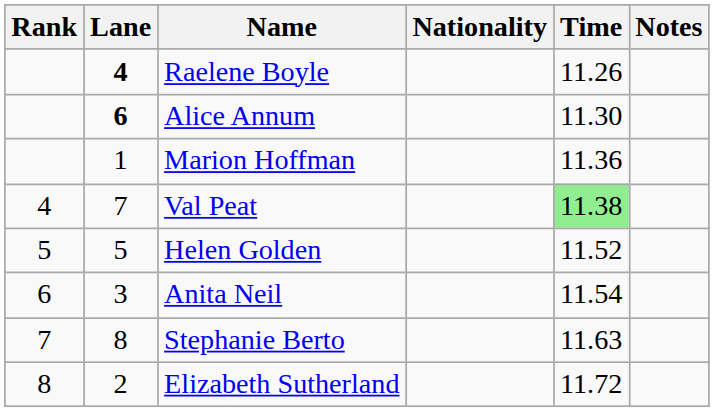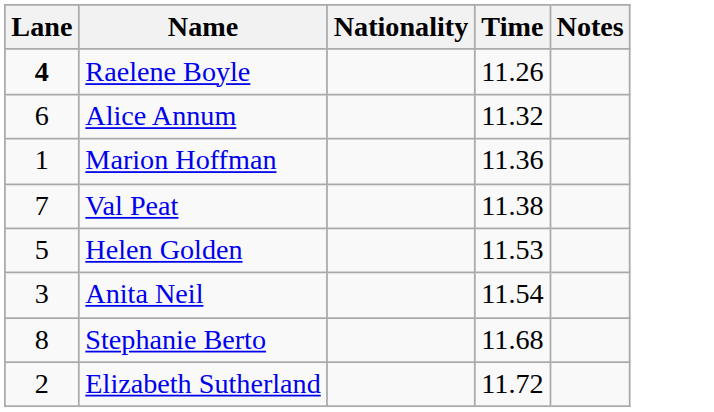- column: (44, 26)
(121, 116) bold -> (42, 116) normal
(591, 116) 11.30 -> (512, 116) 11.32
(591, 205) lightgreen background -> (512, 205) no background
(591, 250) 11.52 -> (512, 250) 11.53
(591, 339) 11.63 -> (512, 339) 11.68
